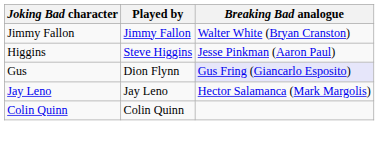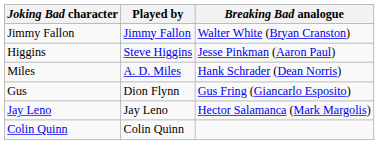+ row: (21, 71)
(274, 71) lavender background -> (274, 91) no background
